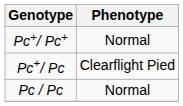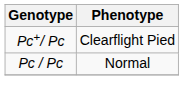- row: (41, 39)
